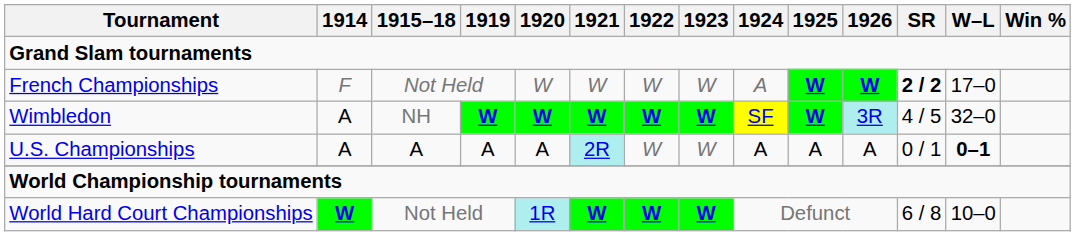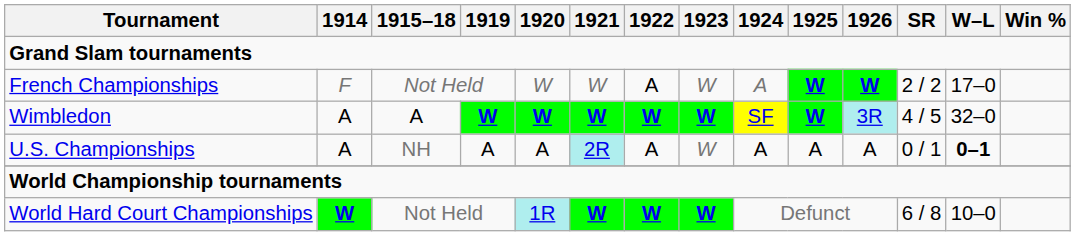(651, 85) W -> (651, 85) A
(922, 85) bold -> (922, 85) normal
(416, 117) NH -> (416, 117) A
(416, 149) A -> (416, 149) NH
(651, 149) W -> (651, 149) A
